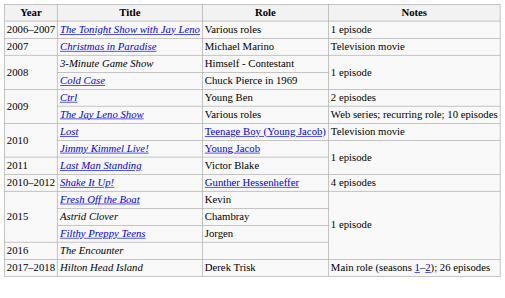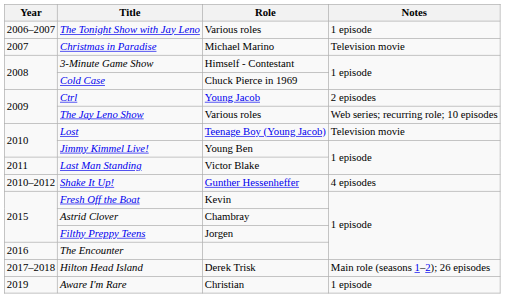(229, 98) Young Ben -> (232, 98) Young Jacob
(232, 149) Young Jacob -> (229, 149) Young Ben
+ row: (93, 285)
